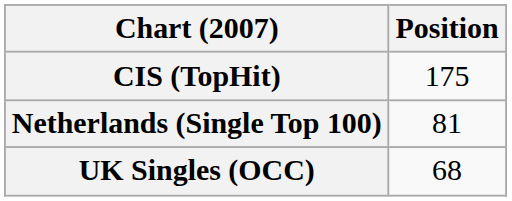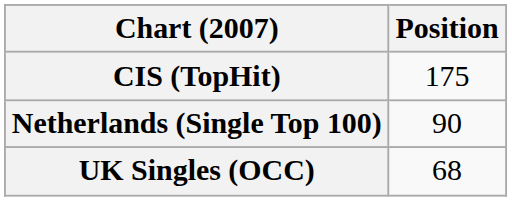(447, 123) 81 -> (447, 123) 90
